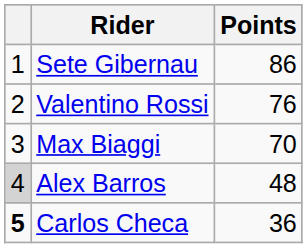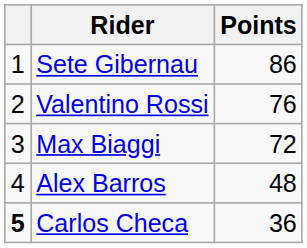(283, 144) 70 -> (283, 144) 72
(18, 184) lightgrey background -> (18, 184) no background
